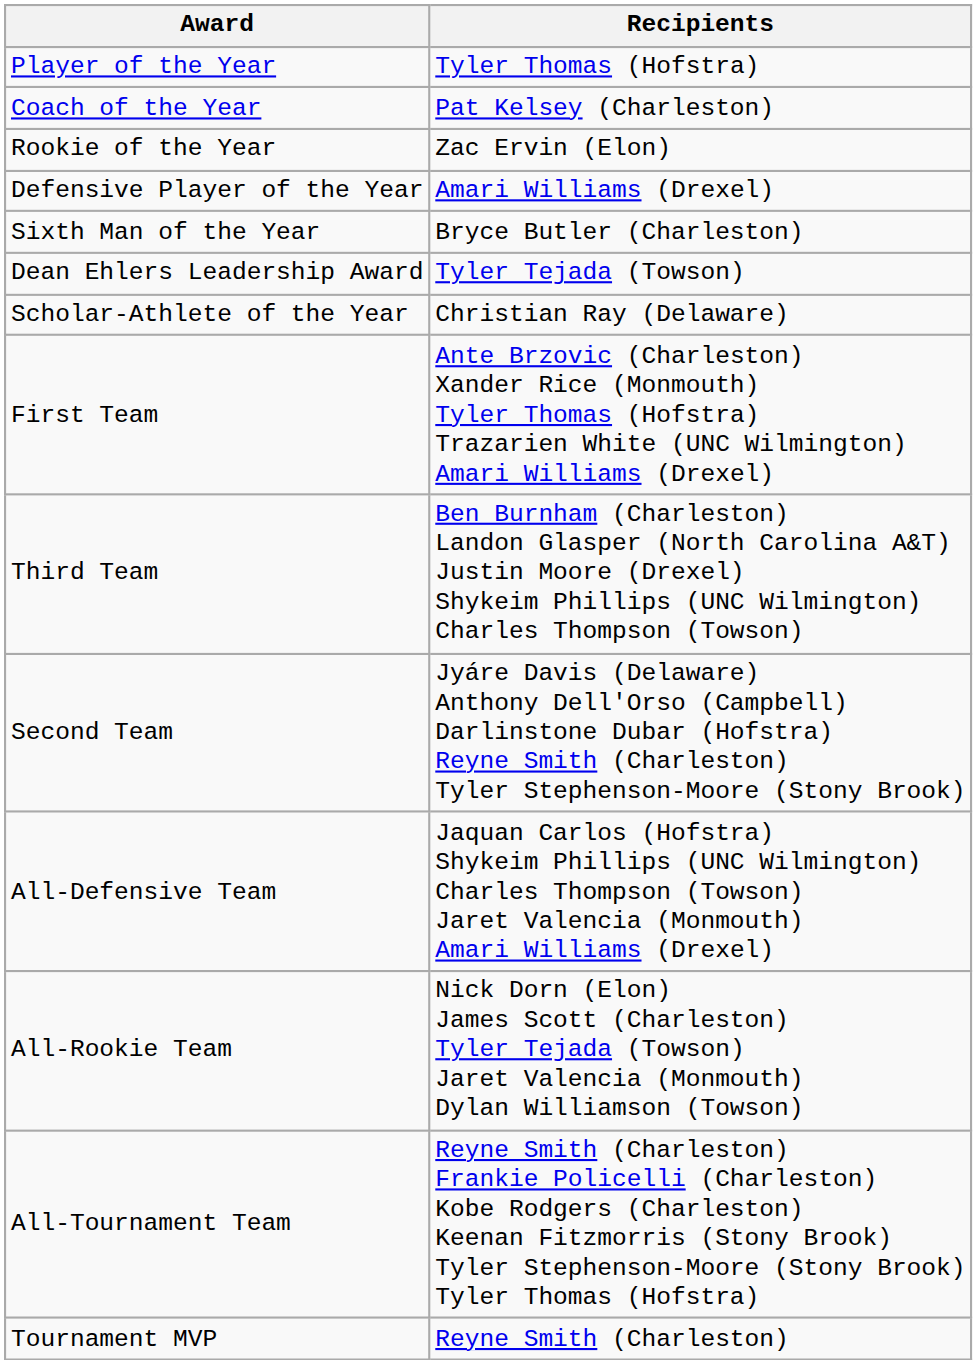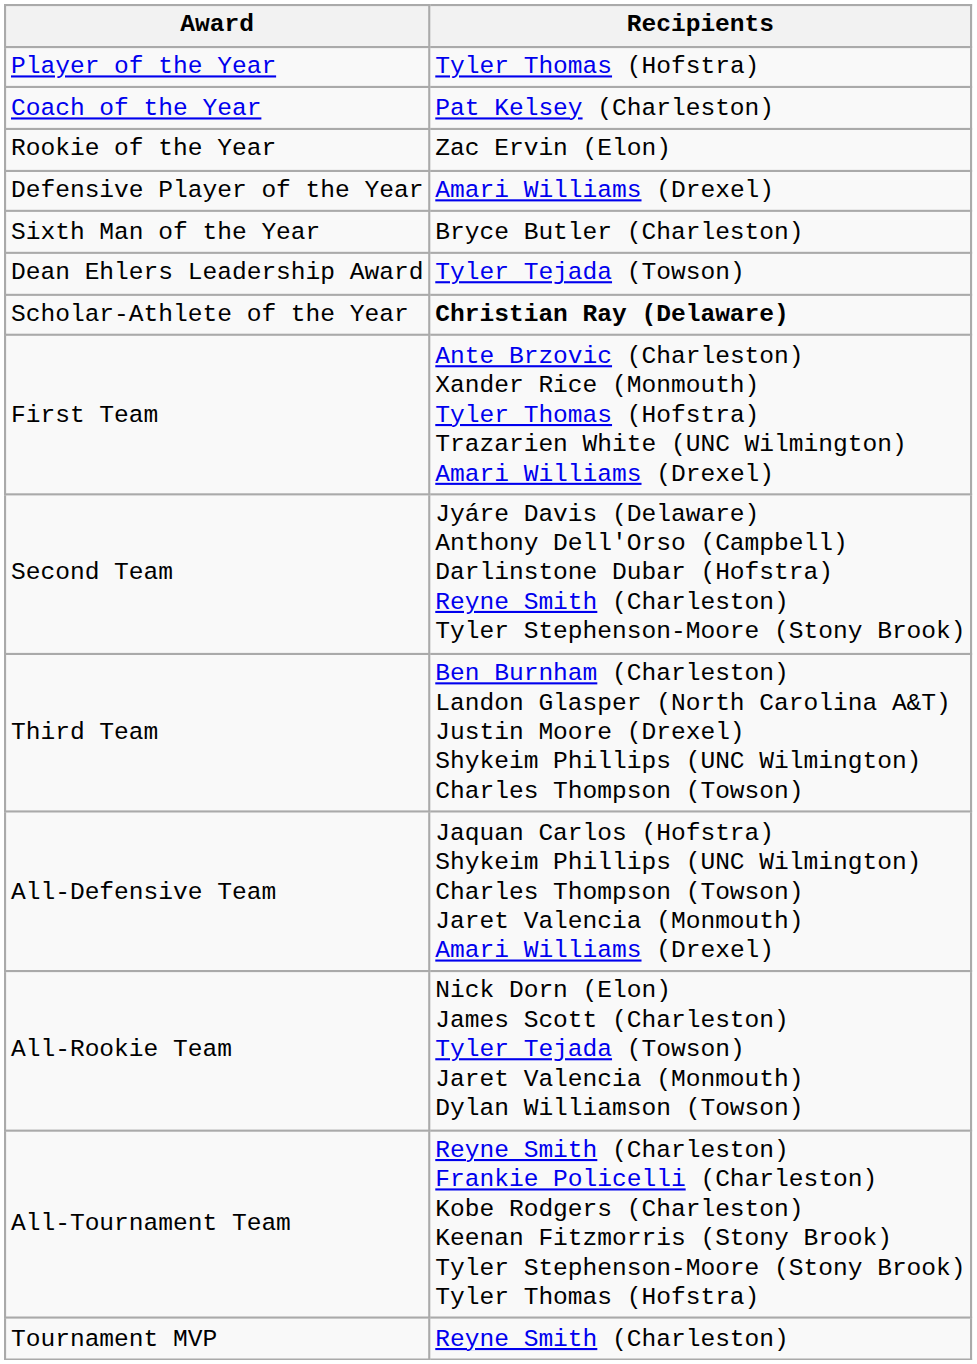(612, 314) normal -> (612, 314) bold
rows swapped: (92, 732) <-> (85, 573)
